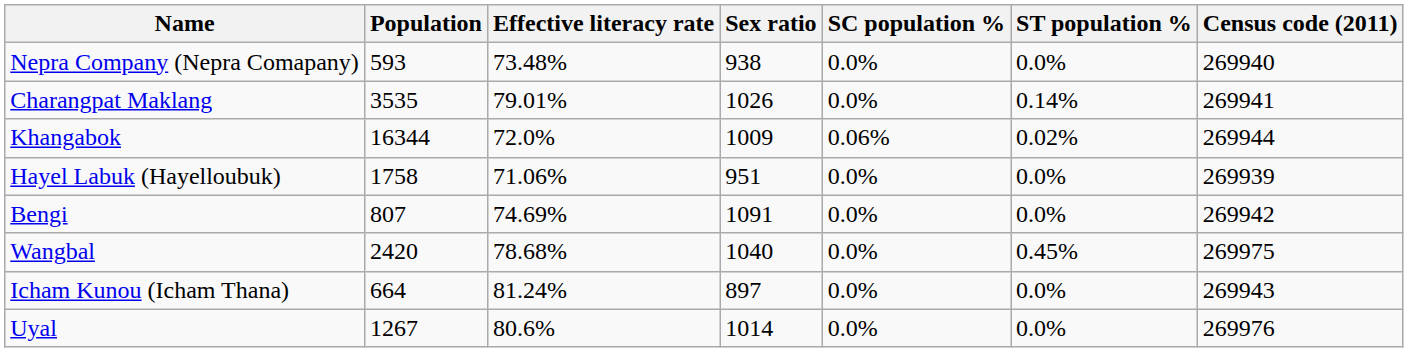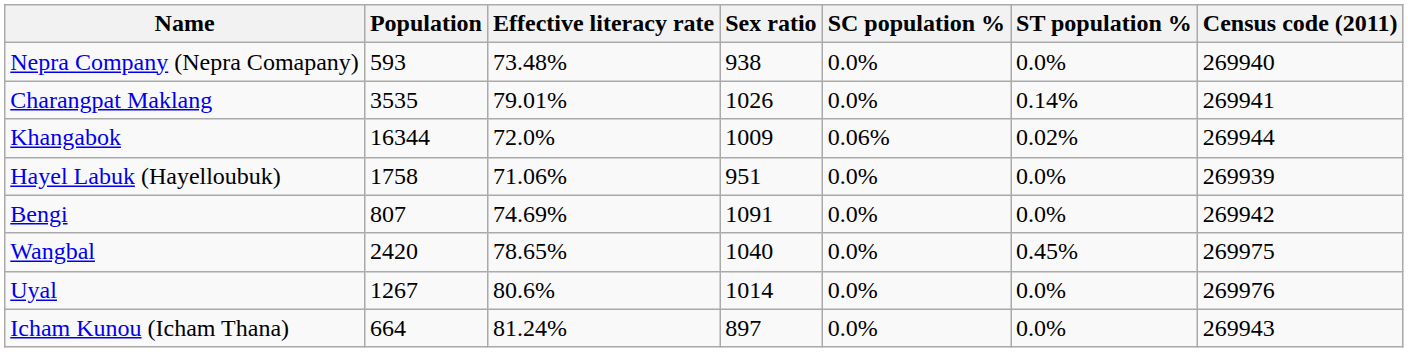(530, 251) 78.68% -> (530, 251) 78.65%
rows swapped: (34, 328) <-> (150, 289)
